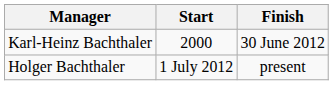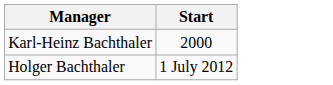- column: (283, 17)
